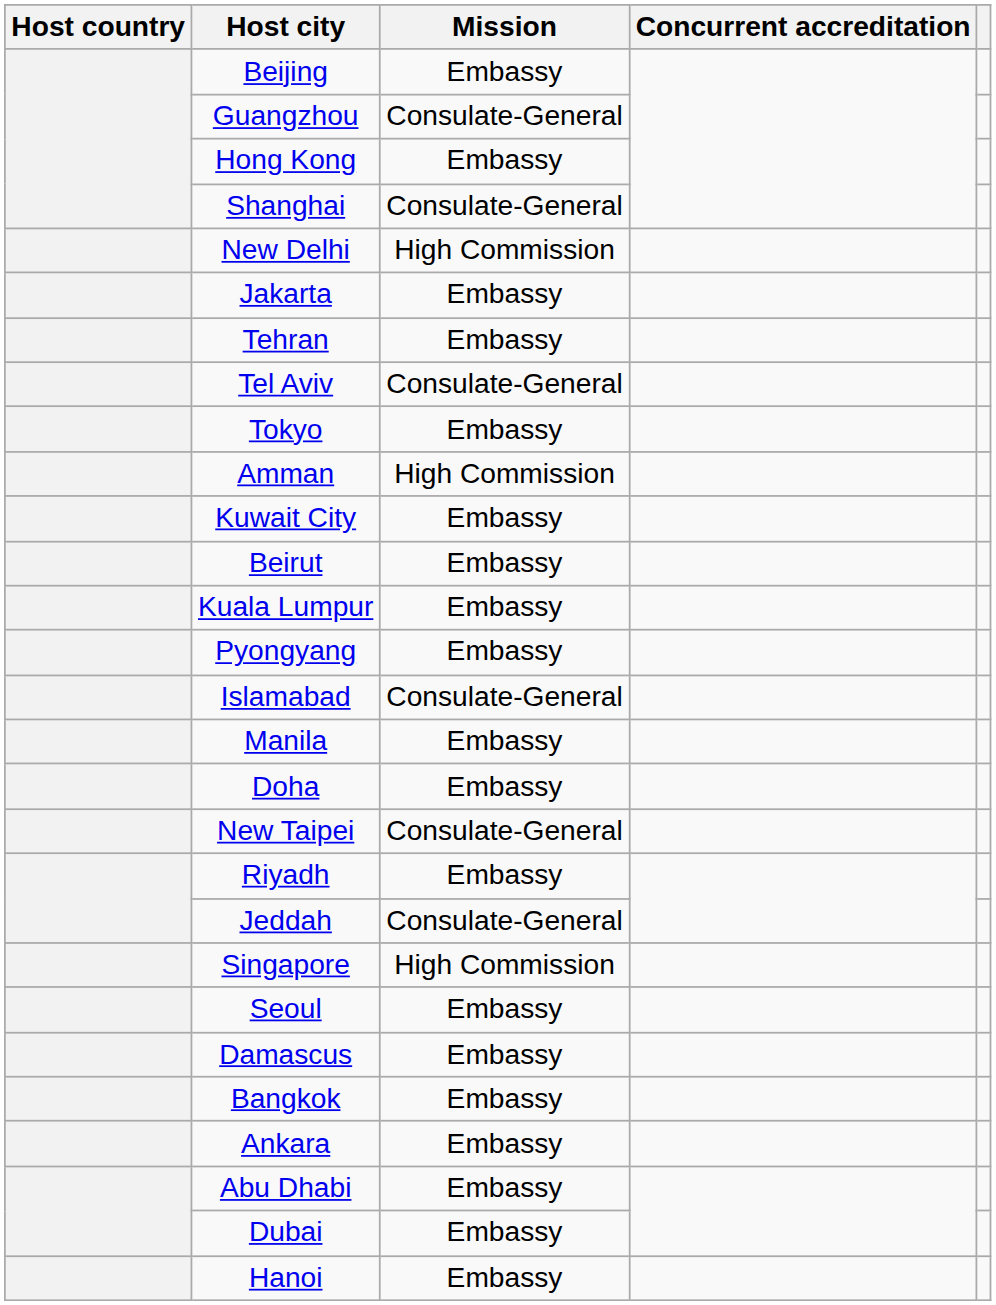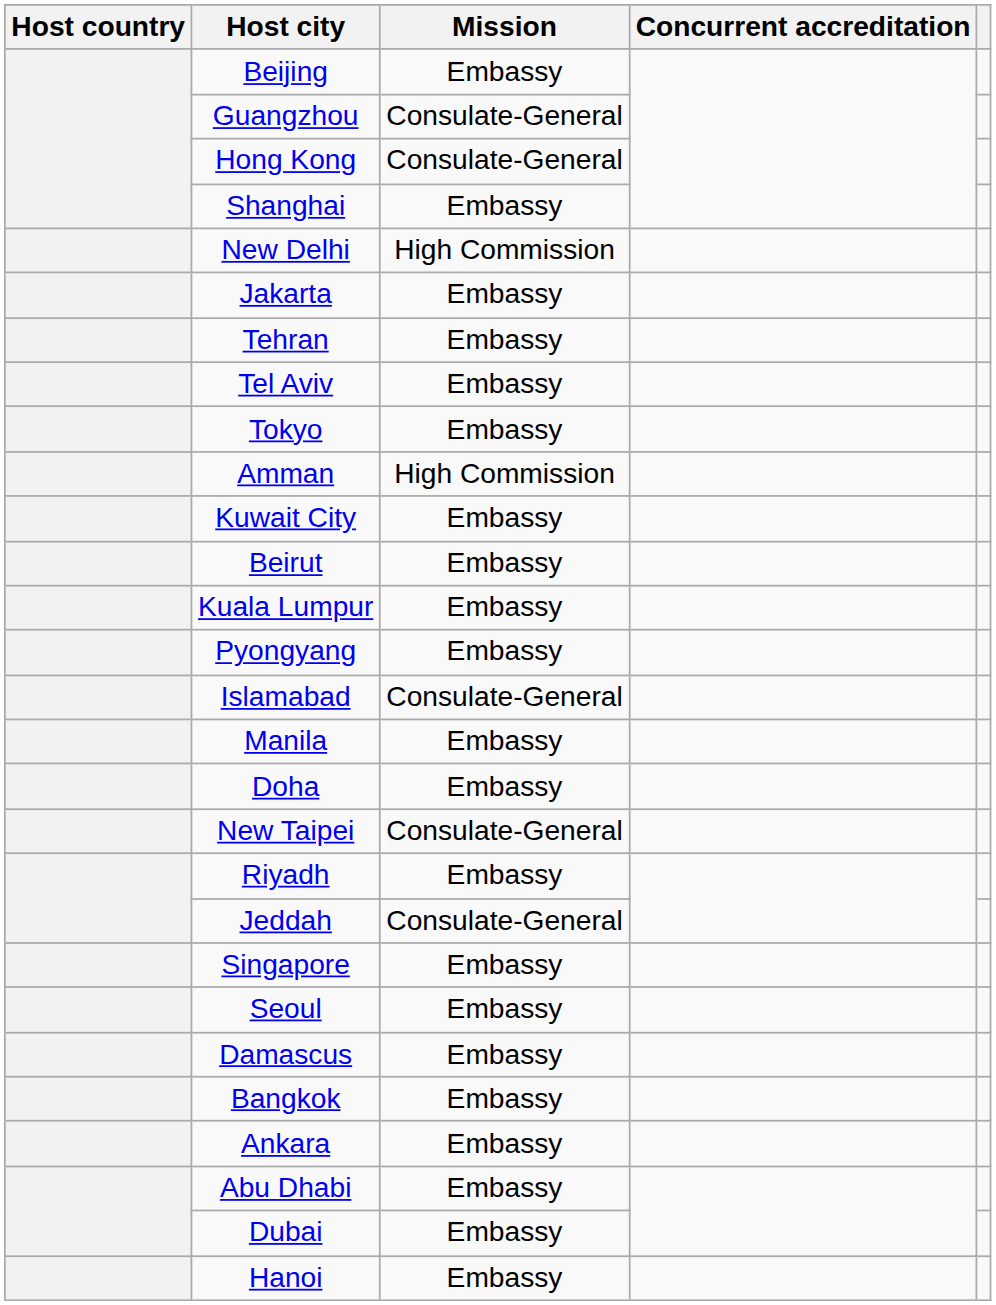(505, 160) Embassy -> (505, 160) Consulate-General
(505, 205) Consulate-General -> (505, 205) Embassy
(505, 384) Consulate-General -> (505, 384) Embassy
(504, 964) High Commission -> (505, 964) Embassy
